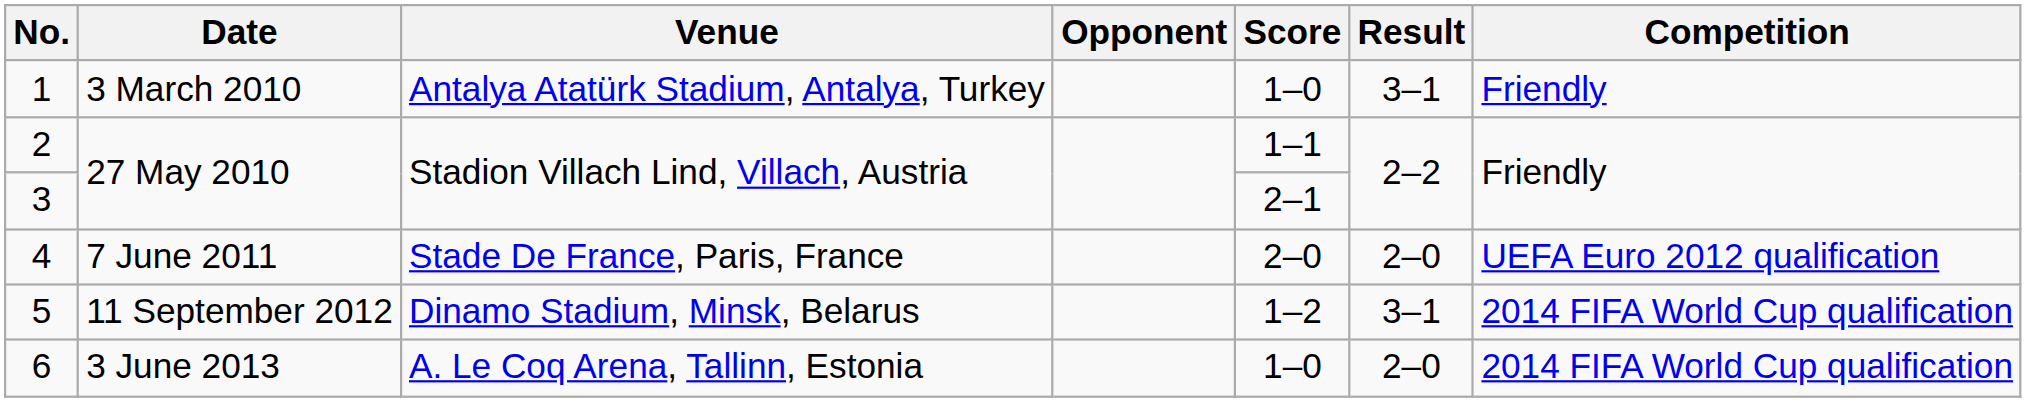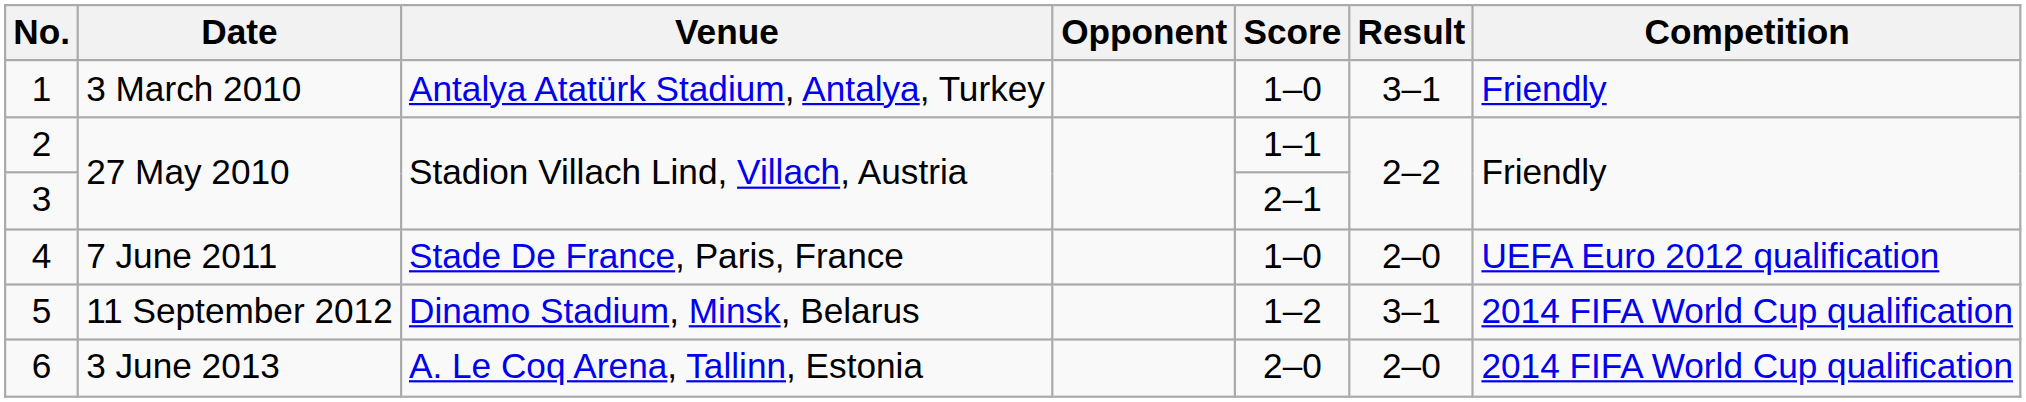(1292, 255) 2–0 -> (1292, 255) 1–0
(1292, 367) 1–0 -> (1292, 367) 2–0
